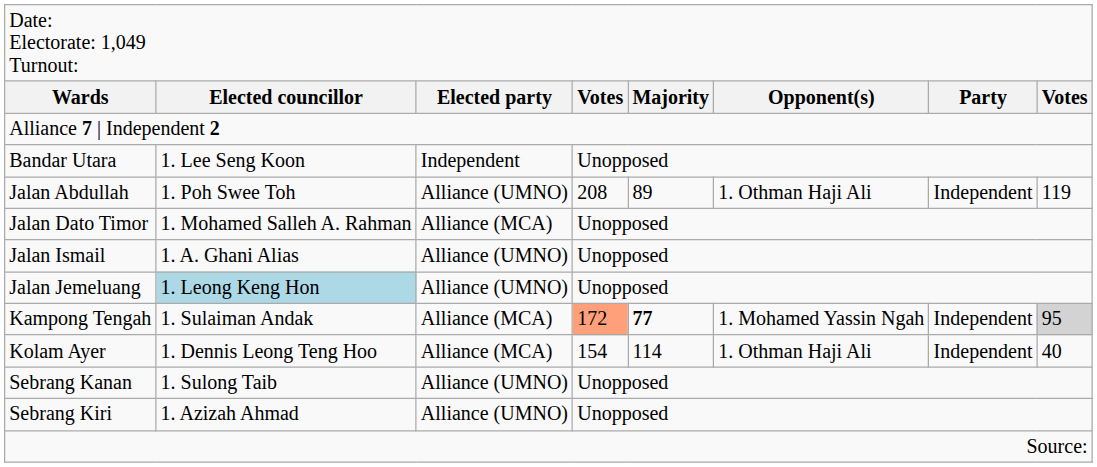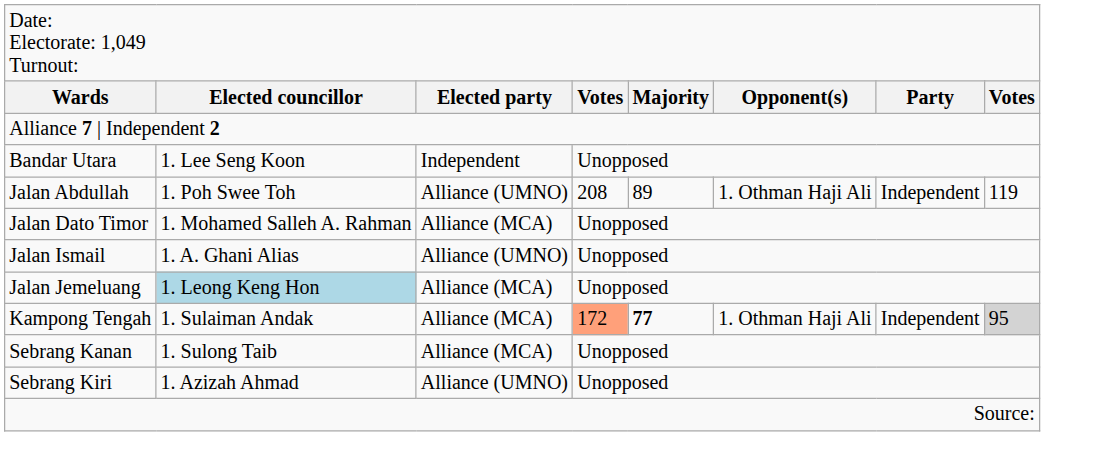(494, 287) Alliance (UMNO) -> (487, 287) Alliance (MCA)
(821, 319) 1. Mohamed Yassin Ngah -> (795, 319) 1. Othman Haji Ali
- row: (57, 350)
(494, 382) Alliance (UMNO) -> (487, 350) Alliance (MCA)
